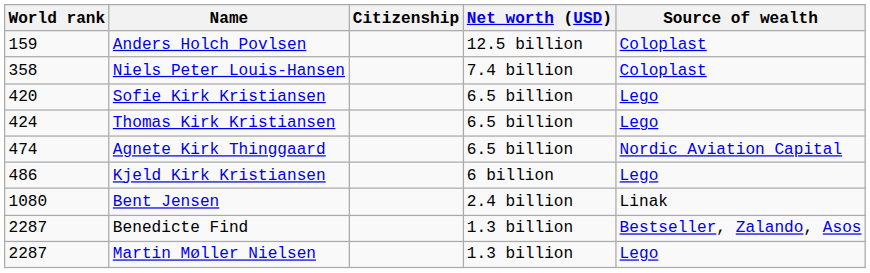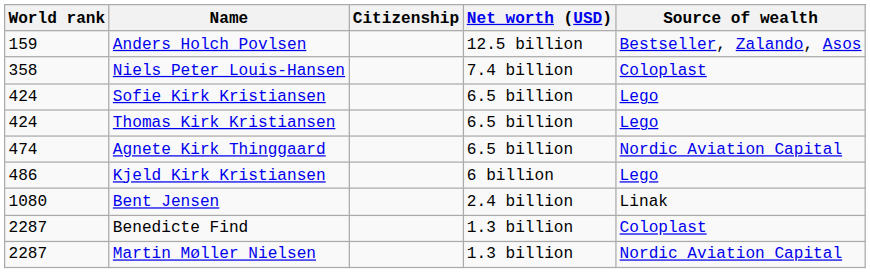(663, 44) Coloplast -> (741, 44) Bestseller, Zalando, Asos
(23, 97) 420 -> (23, 97) 424
(741, 228) Bestseller, Zalando, Asos -> (663, 228) Coloplast
(639, 254) Lego -> (731, 254) Nordic Aviation Capital
